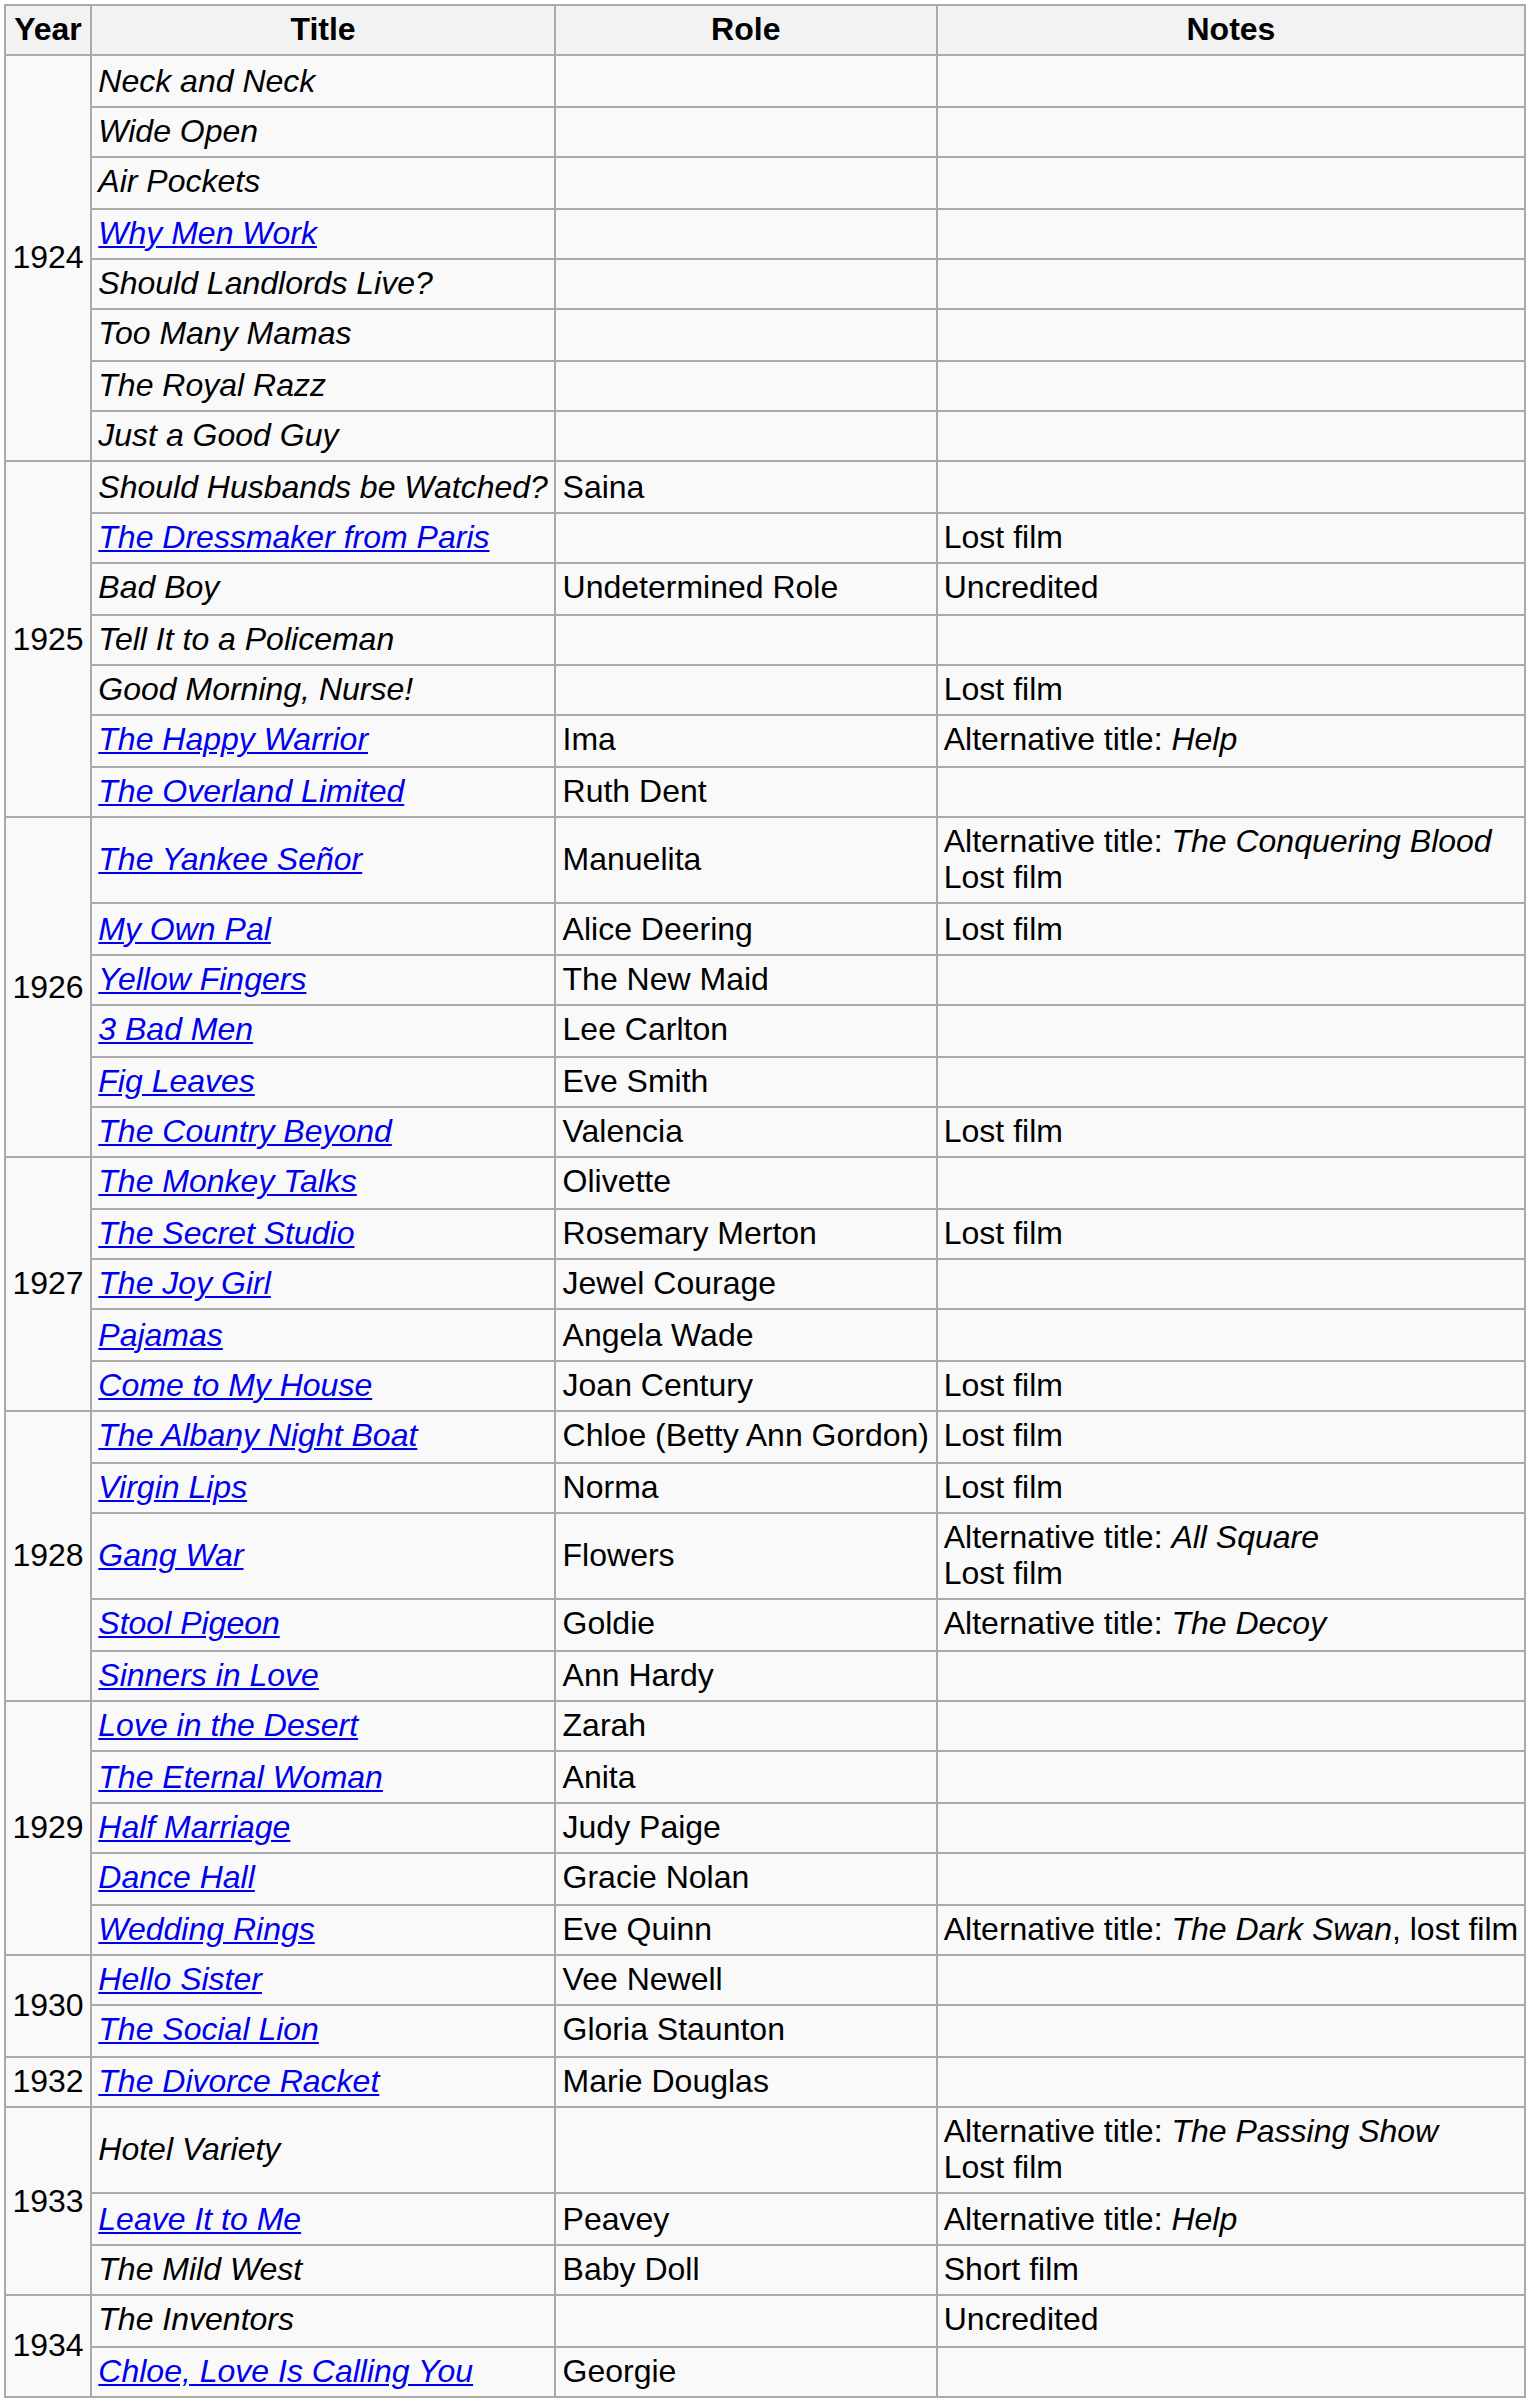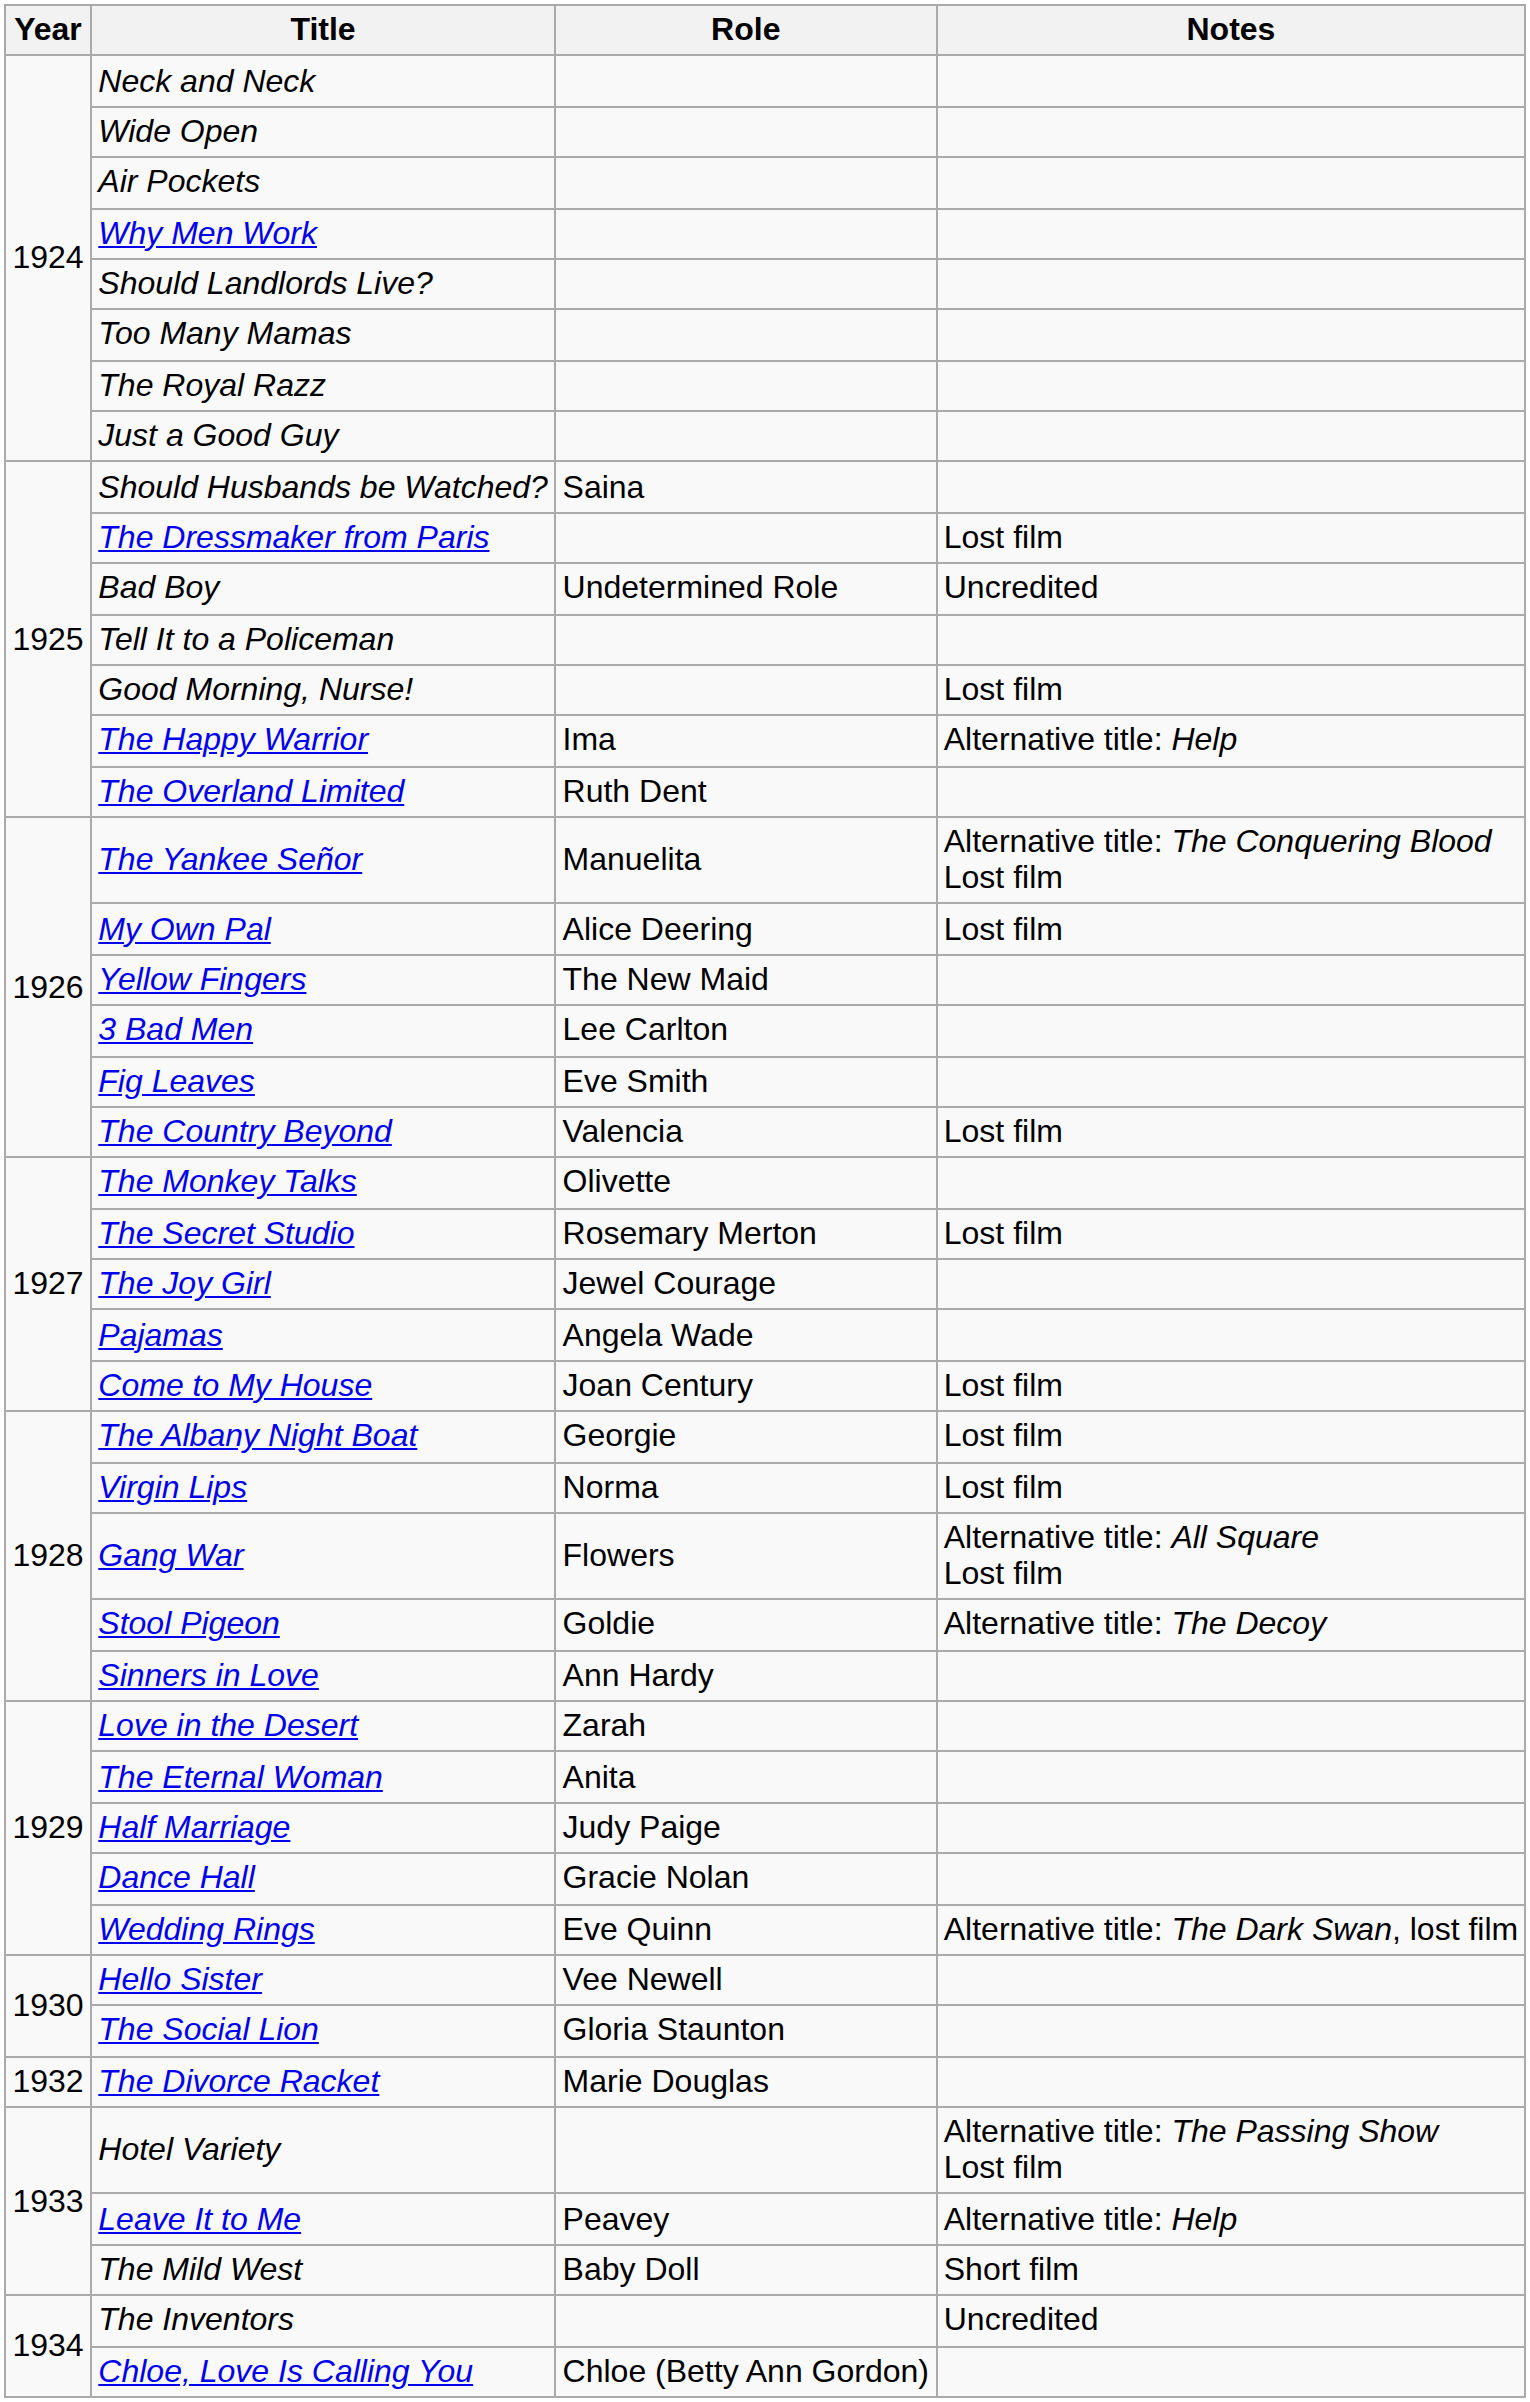(746, 1436) Chloe (Betty Ann Gordon) -> (619, 1436) Georgie
(619, 2370) Georgie -> (746, 2370) Chloe (Betty Ann Gordon)
